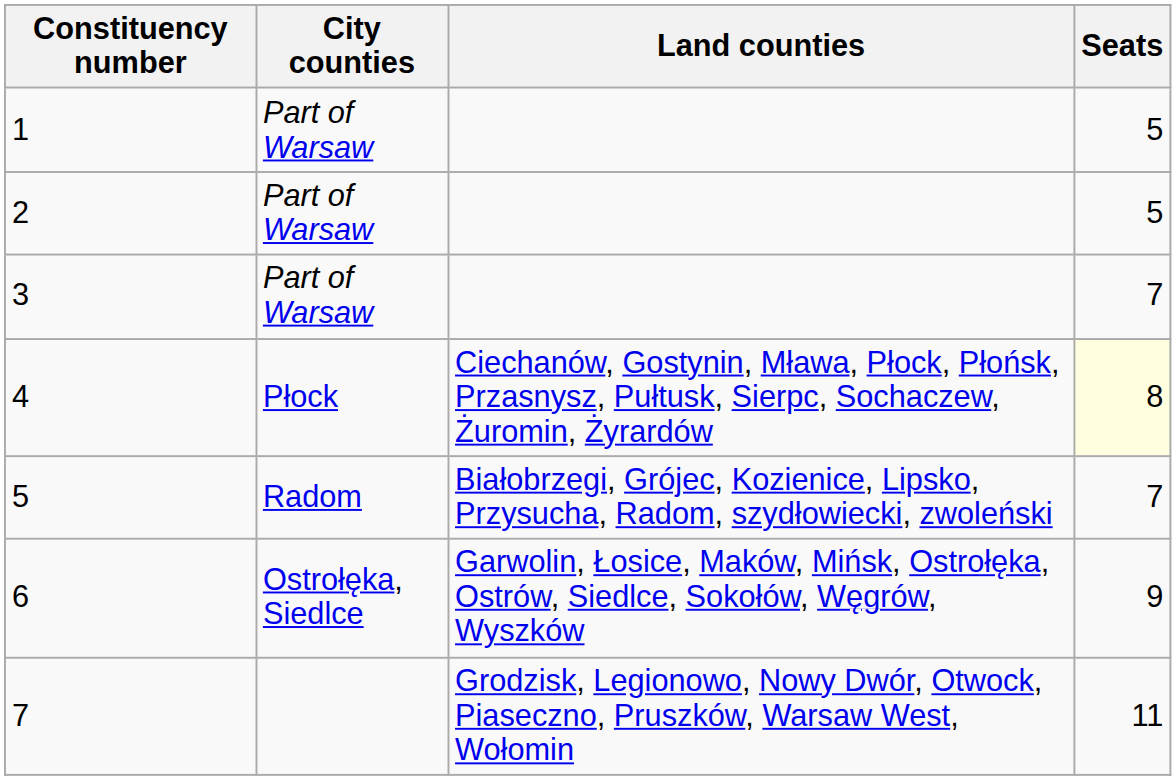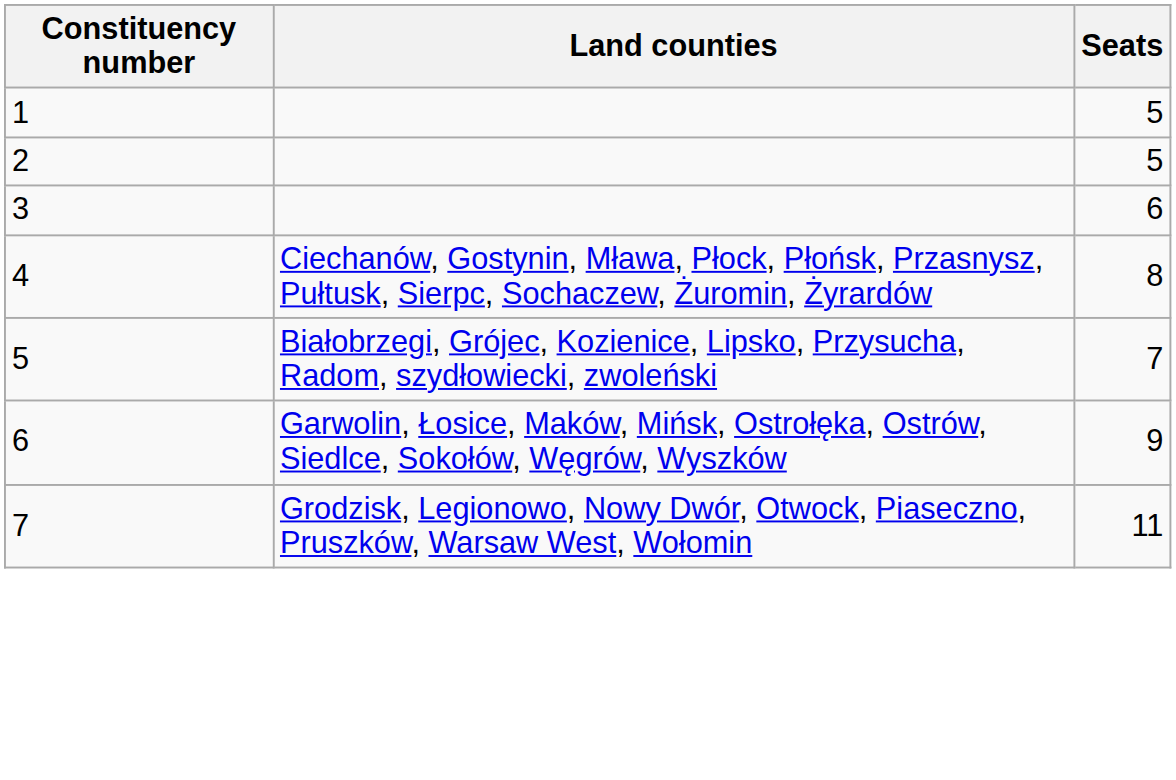- column: (352, 46)
(1155, 295) 7 -> (1155, 209) 6
(1155, 396) lightyellow background -> (1155, 275) no background
